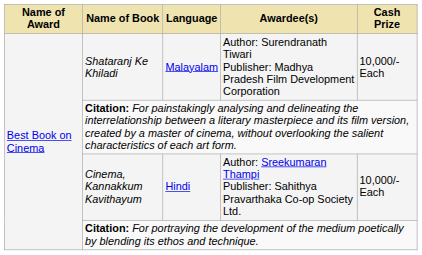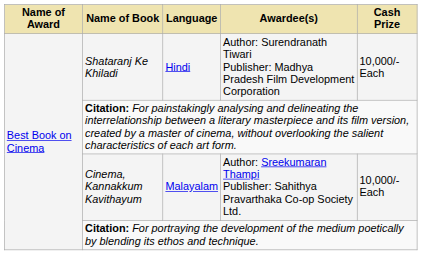(192, 67) Malayalam -> (178, 67) Hindi
(178, 187) Hindi -> (192, 187) Malayalam
